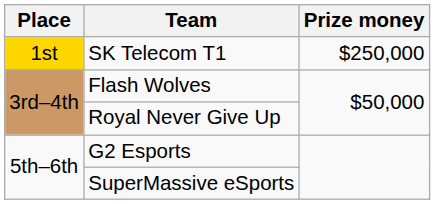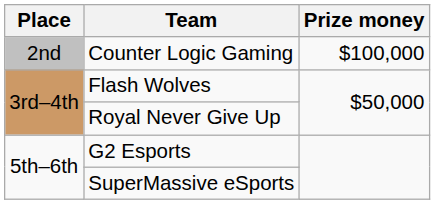- row: (157, 53)
+ row: (191, 53)
